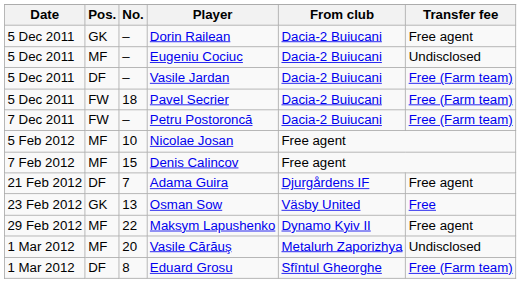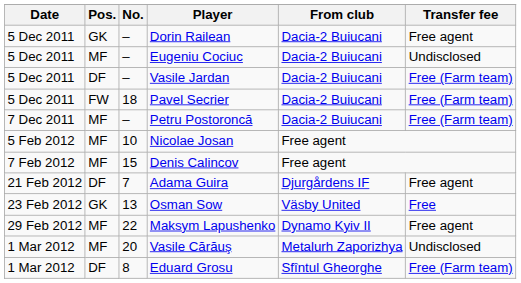(99, 120) FW -> (98, 120) MF
